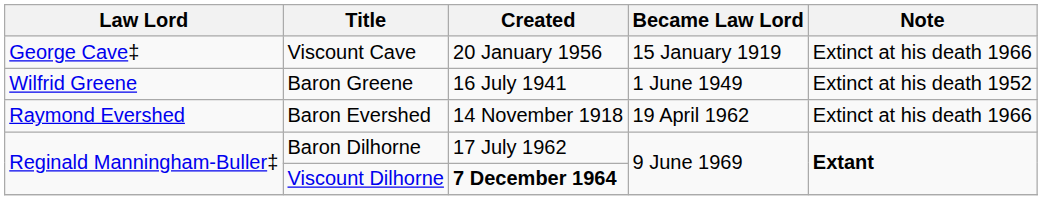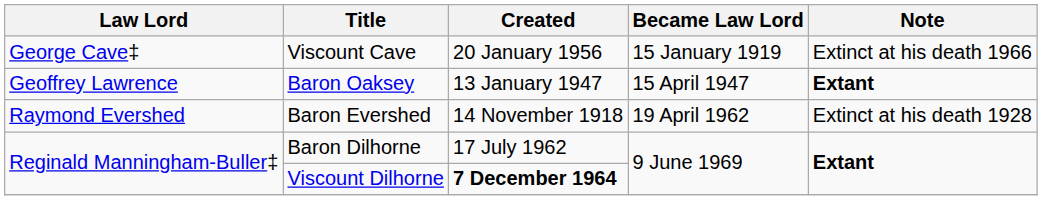+ row: (351, 83)
- row: (350, 83)
(922, 115) Extinct at his death 1966 -> (922, 115) Extinct at his death 1928
